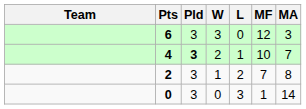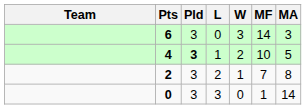columns swapped: (218, 15) <-> (240, 15)
(263, 35) 12 -> (263, 35) 14
(288, 55) 7 -> (288, 55) 5
